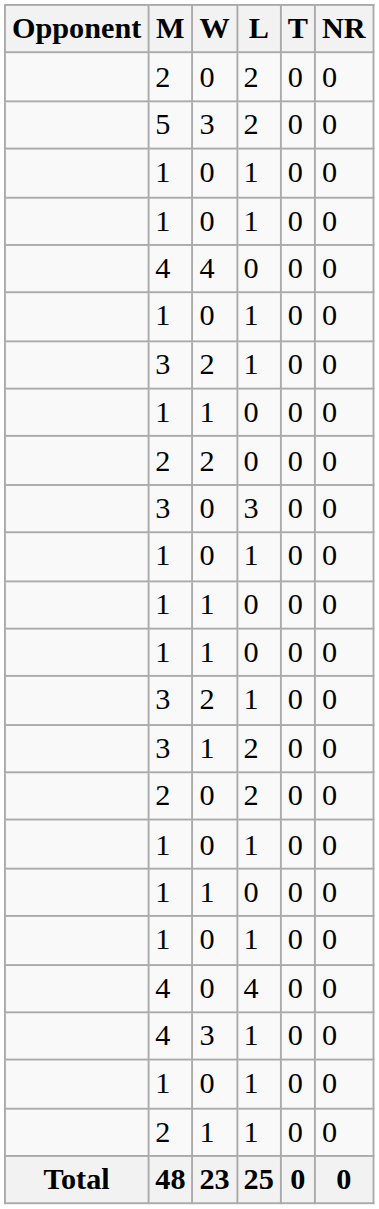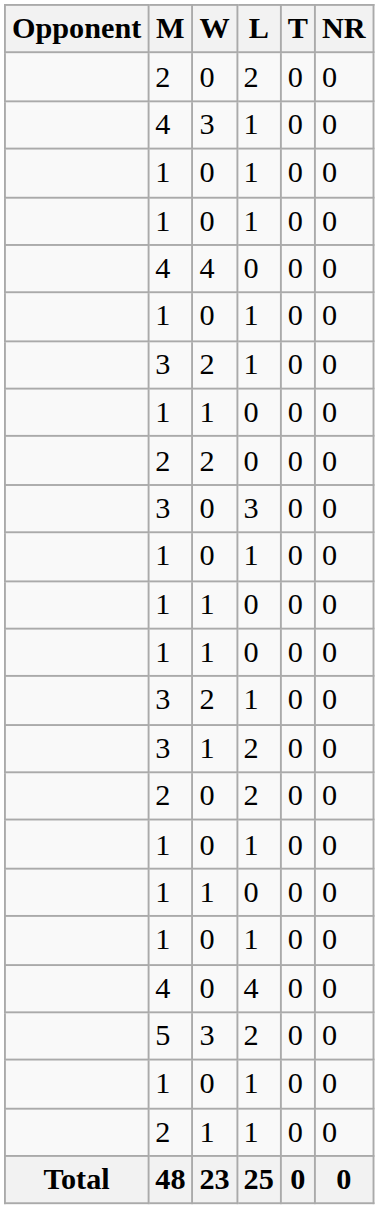rows swapped: (163, 124) <-> (163, 1035)
